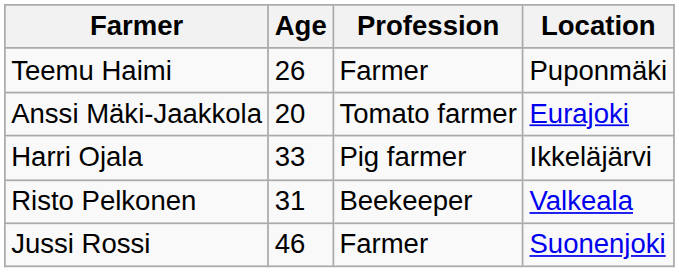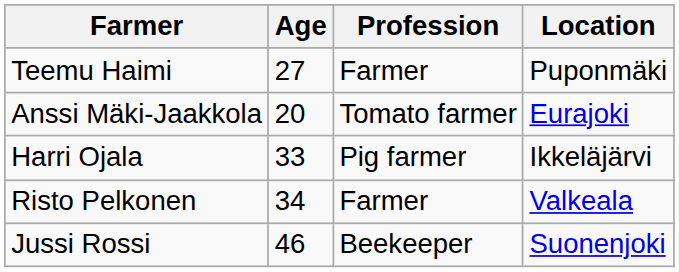(290, 69) 26 -> (290, 69) 27
(290, 200) 31 -> (290, 200) 34
(406, 200) Beekeeper -> (384, 200) Farmer
(384, 244) Farmer -> (406, 244) Beekeeper
